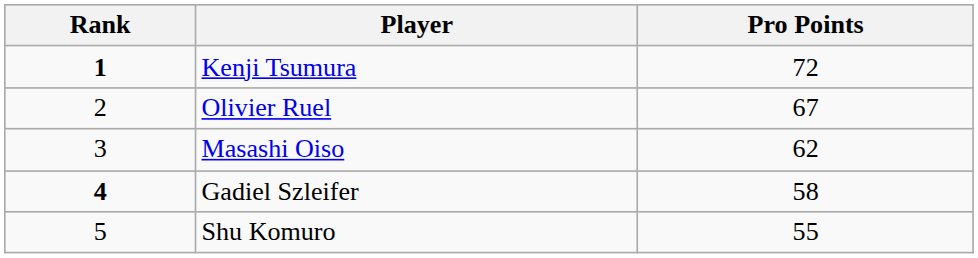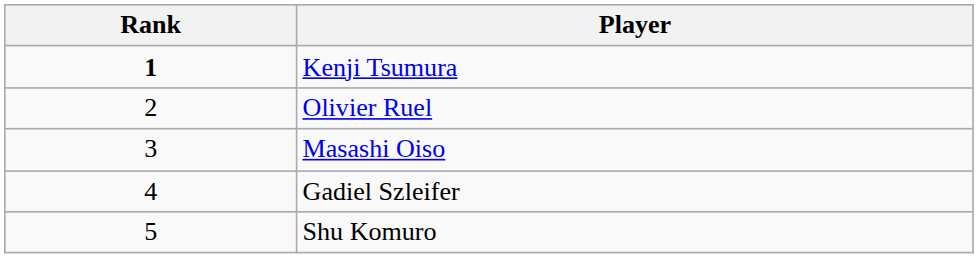- column: (806, 25)
(100, 190) bold -> (151, 190) normal
